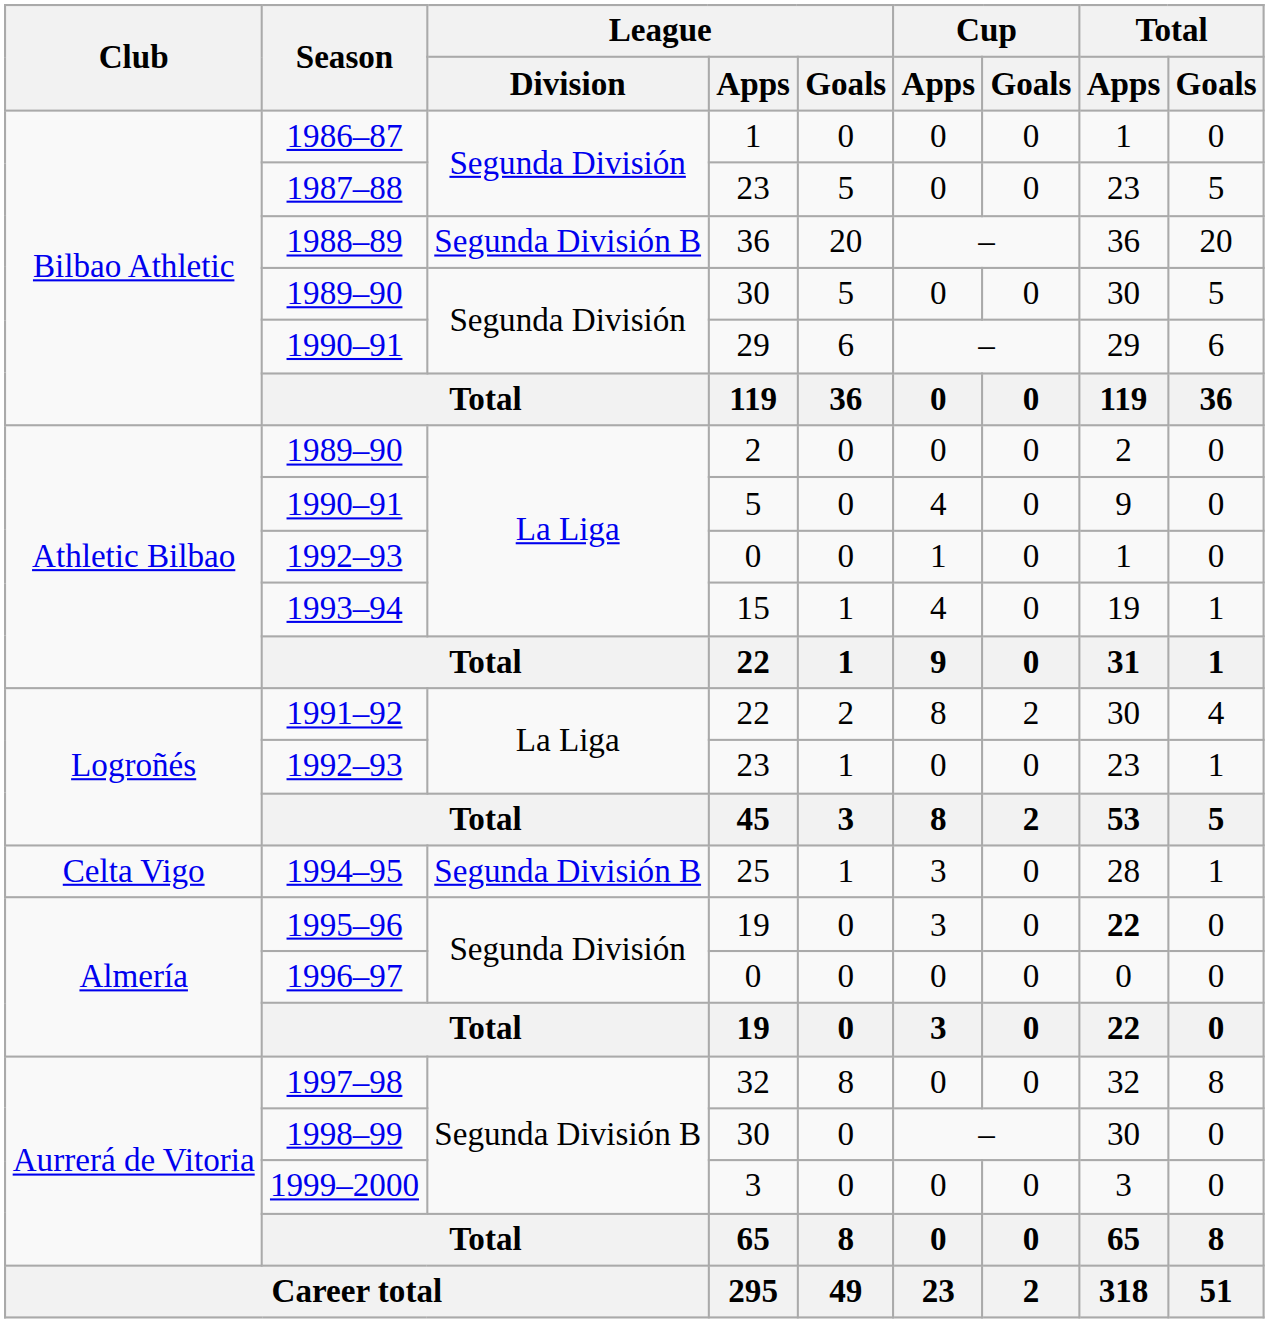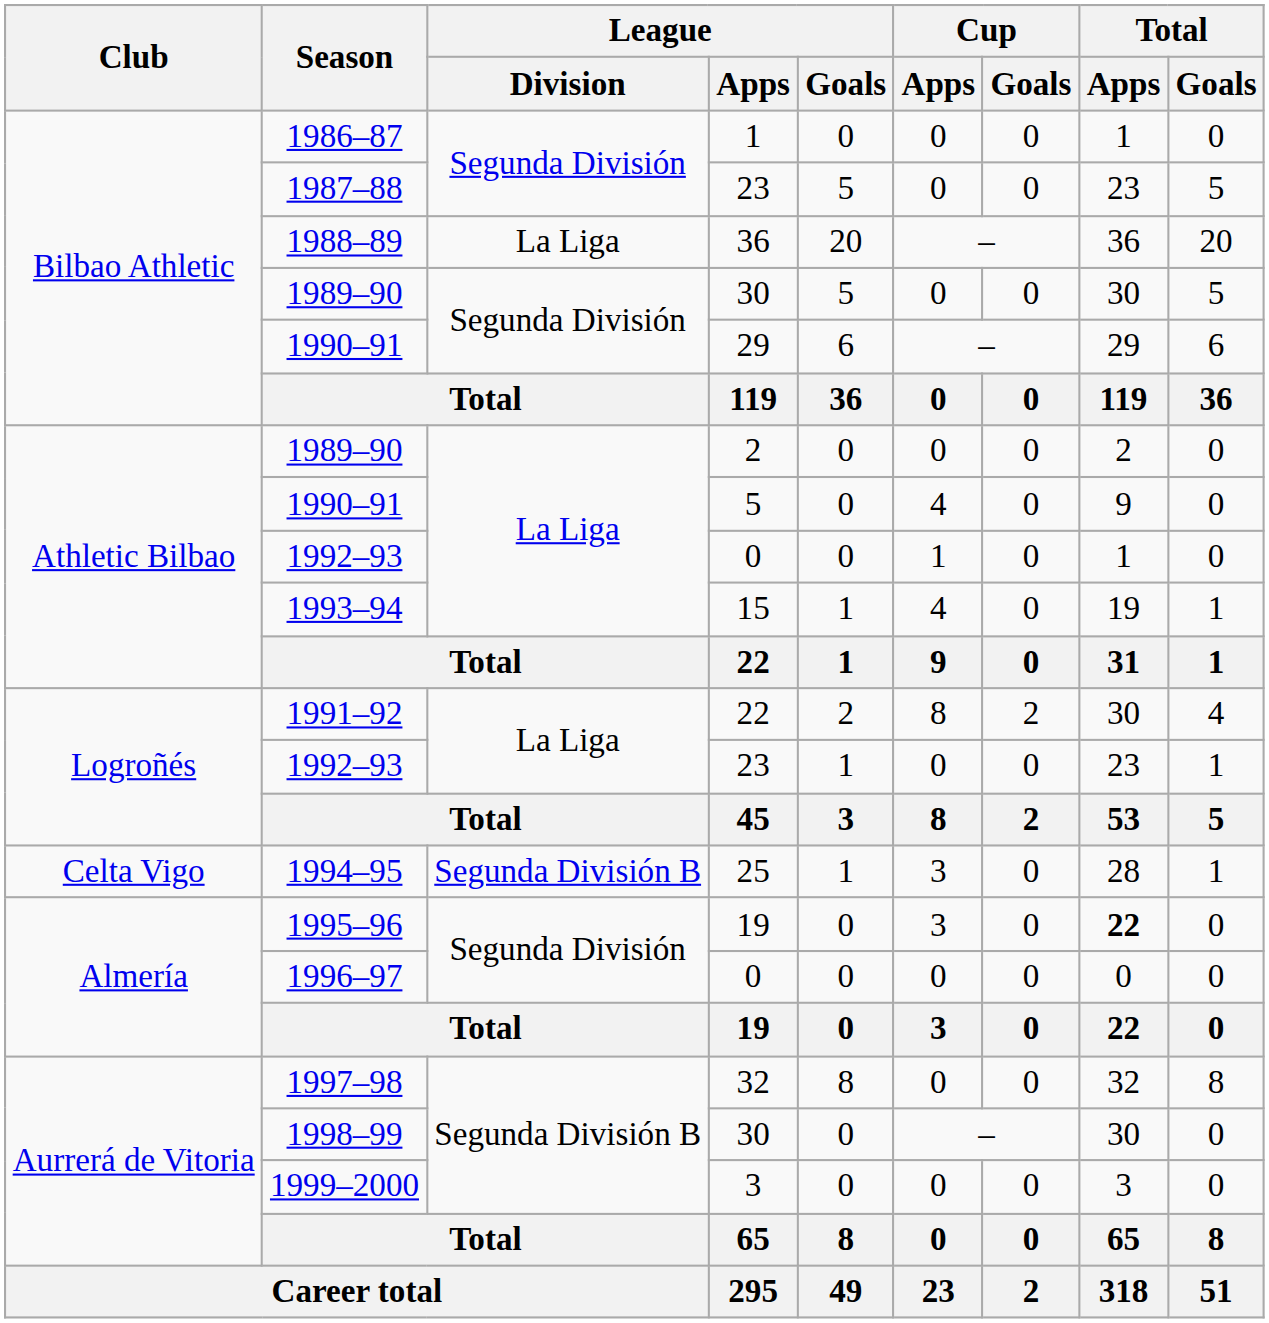(568, 240) Segunda División B -> (568, 240) La Liga
